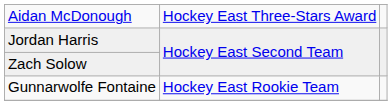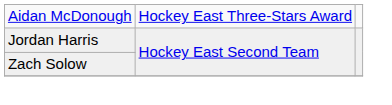- row: (82, 87)
